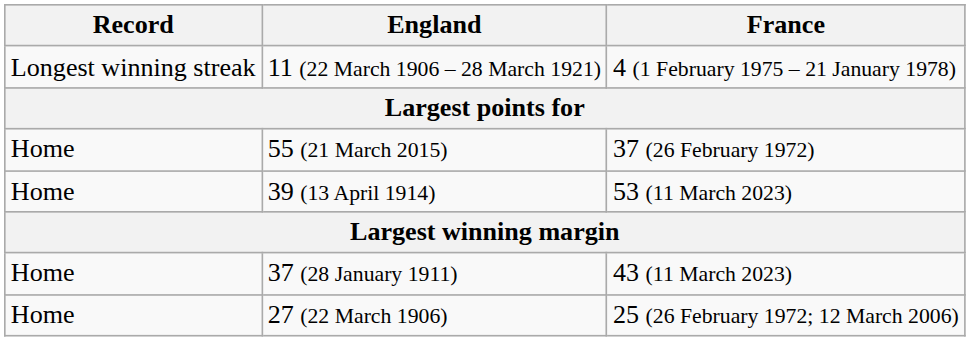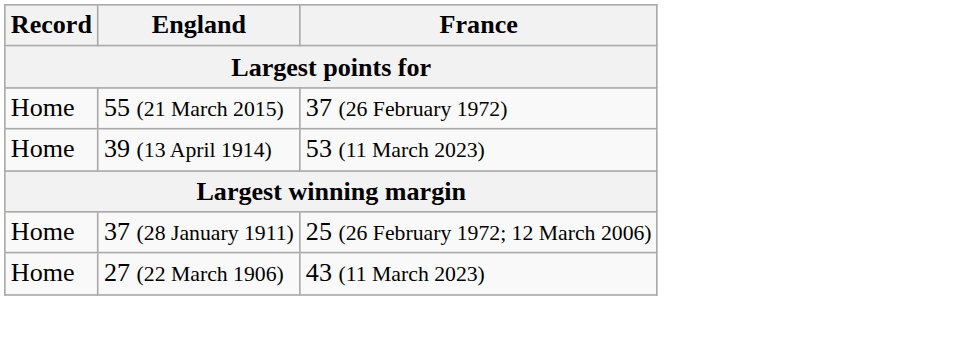- row: (434, 66)
(703, 273) 43 (11 March 2023) -> (479, 231) 25 (26 February 1972; 12 March 2006)
(786, 314) 25 (26 February 1972; 12 March 2006) -> (395, 273) 43 (11 March 2023)
